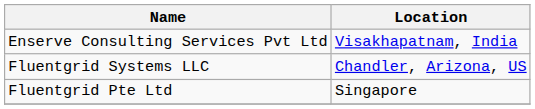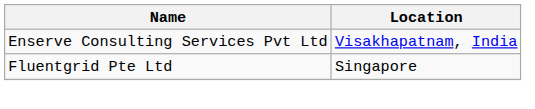- row: (109, 67)
